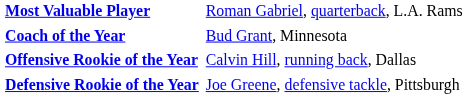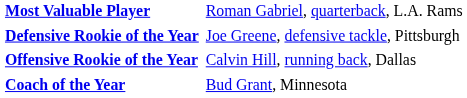rows swapped: (65, 35) <-> (102, 85)
